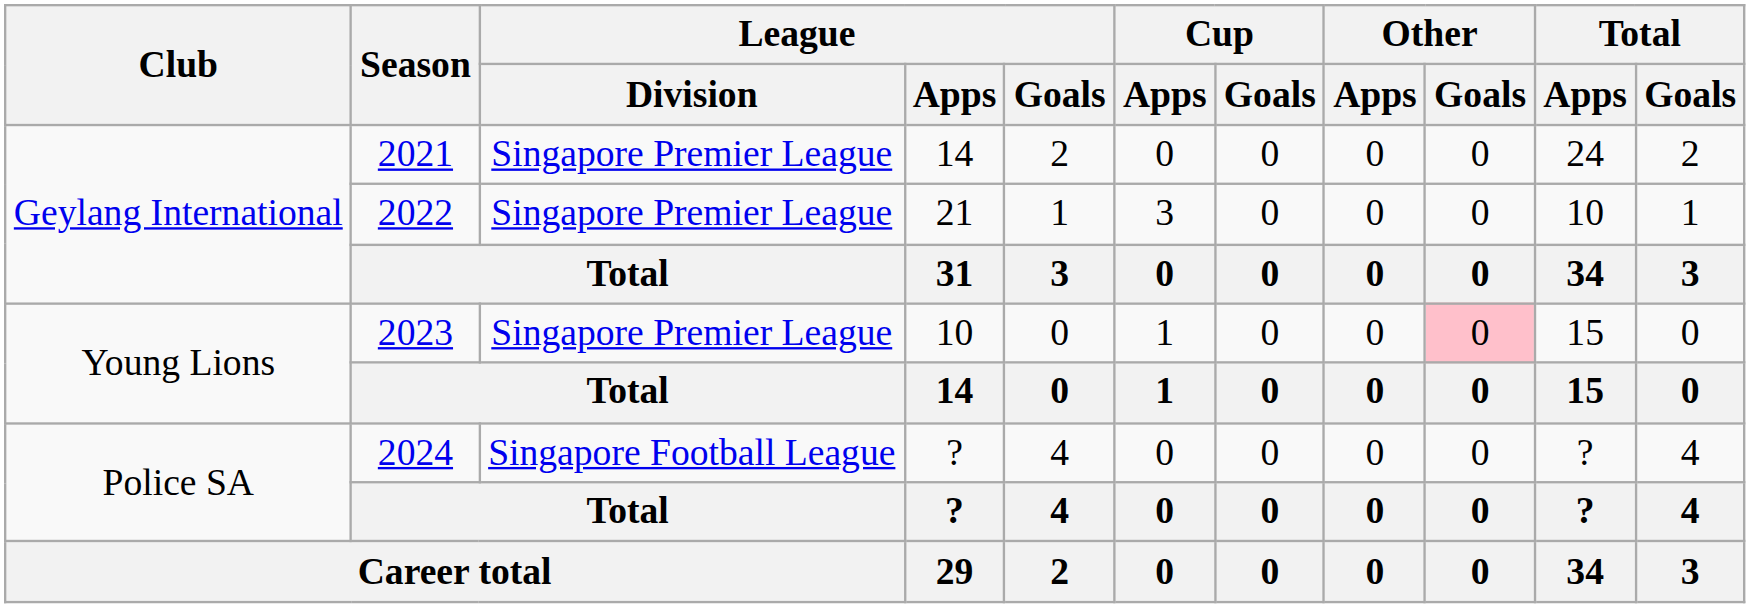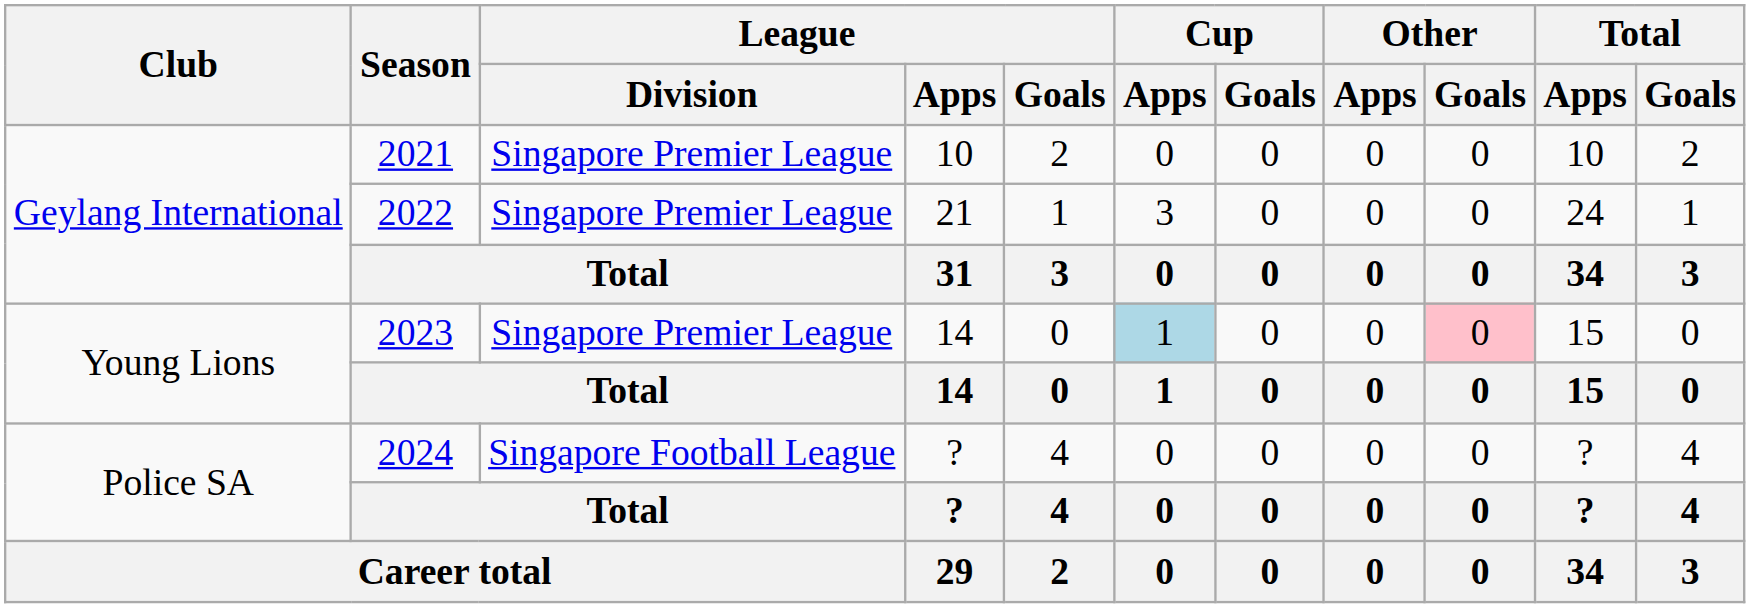(955, 153) 14 -> (955, 153) 10
(1585, 153) 24 -> (1585, 153) 10
(1585, 213) 10 -> (1585, 213) 24
(955, 332) 10 -> (955, 332) 14
(1165, 332) no background -> (1165, 332) lightblue background
